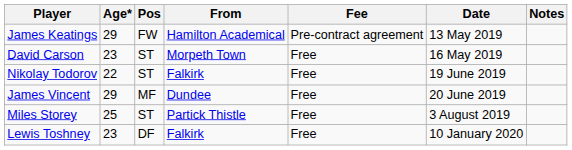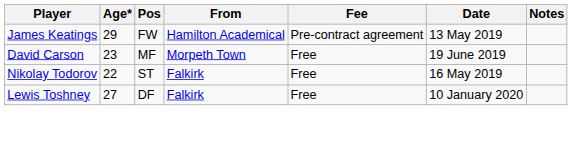(146, 54) ST -> (147, 54) MF
(466, 54) 16 May 2019 -> (467, 54) 19 June 2019
(467, 74) 19 June 2019 -> (466, 74) 16 May 2019
- row: (49, 94)
- row: (42, 114)
(110, 134) 23 -> (110, 94) 27
